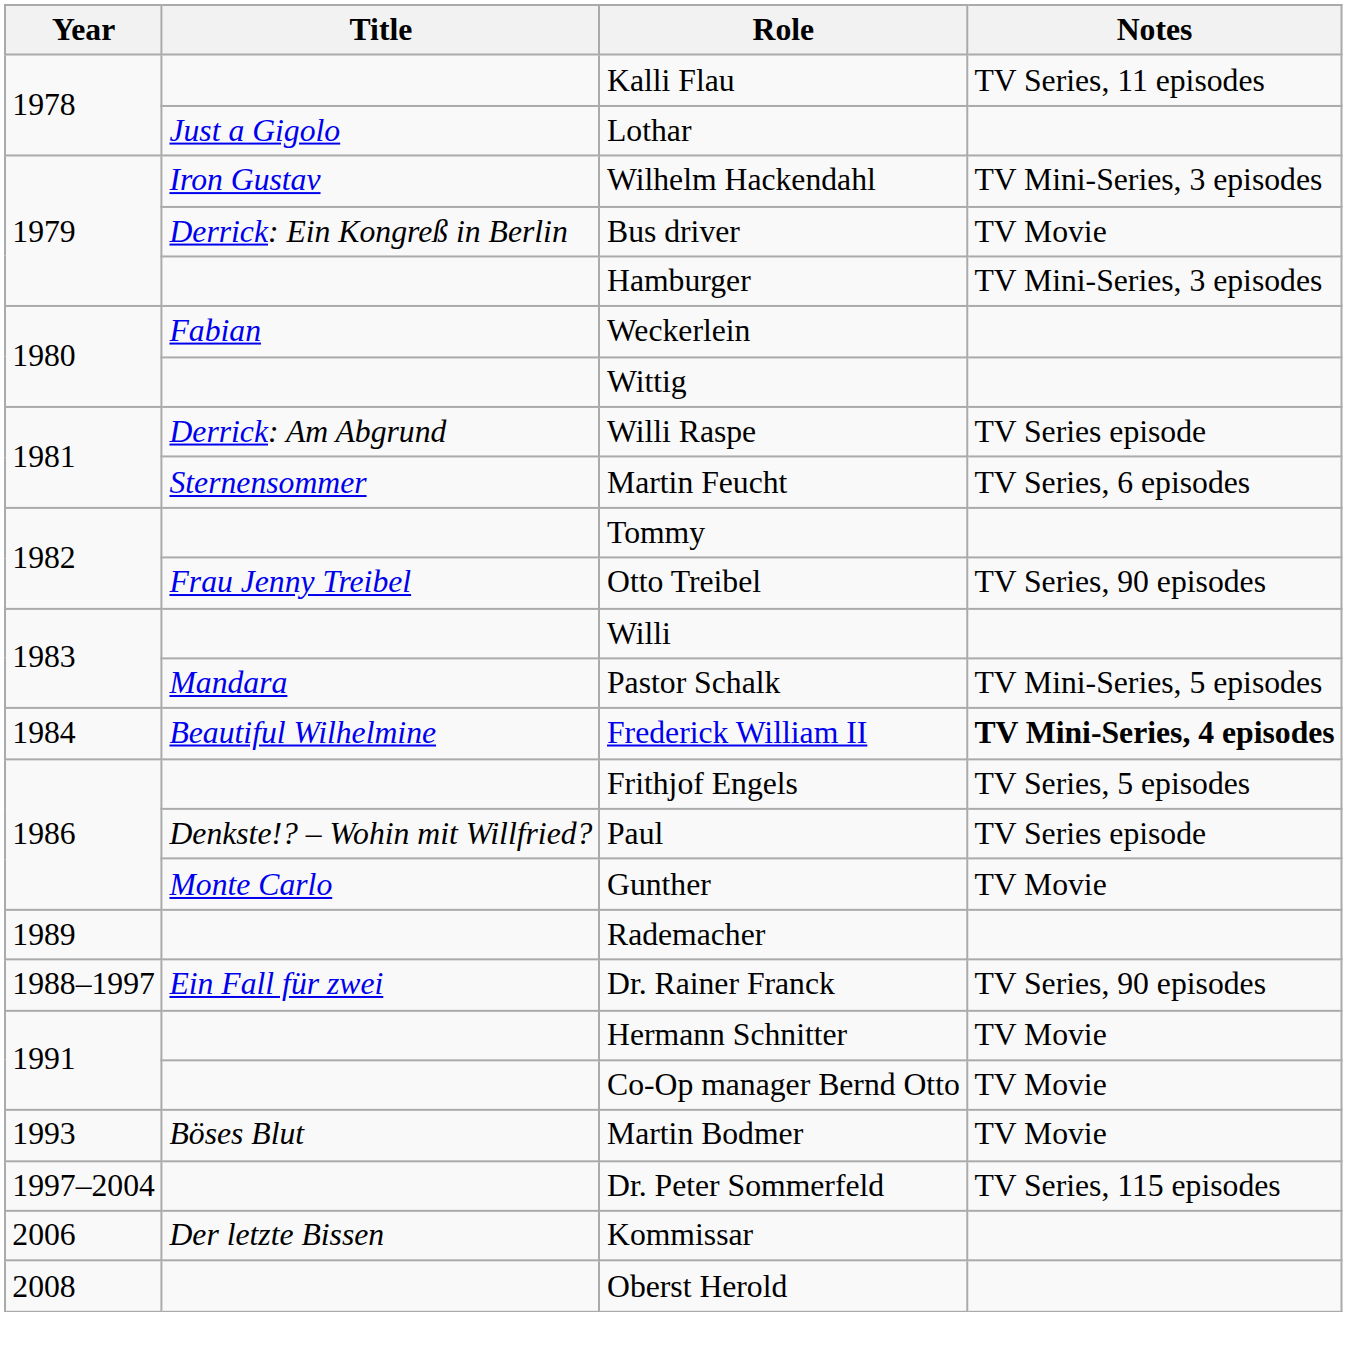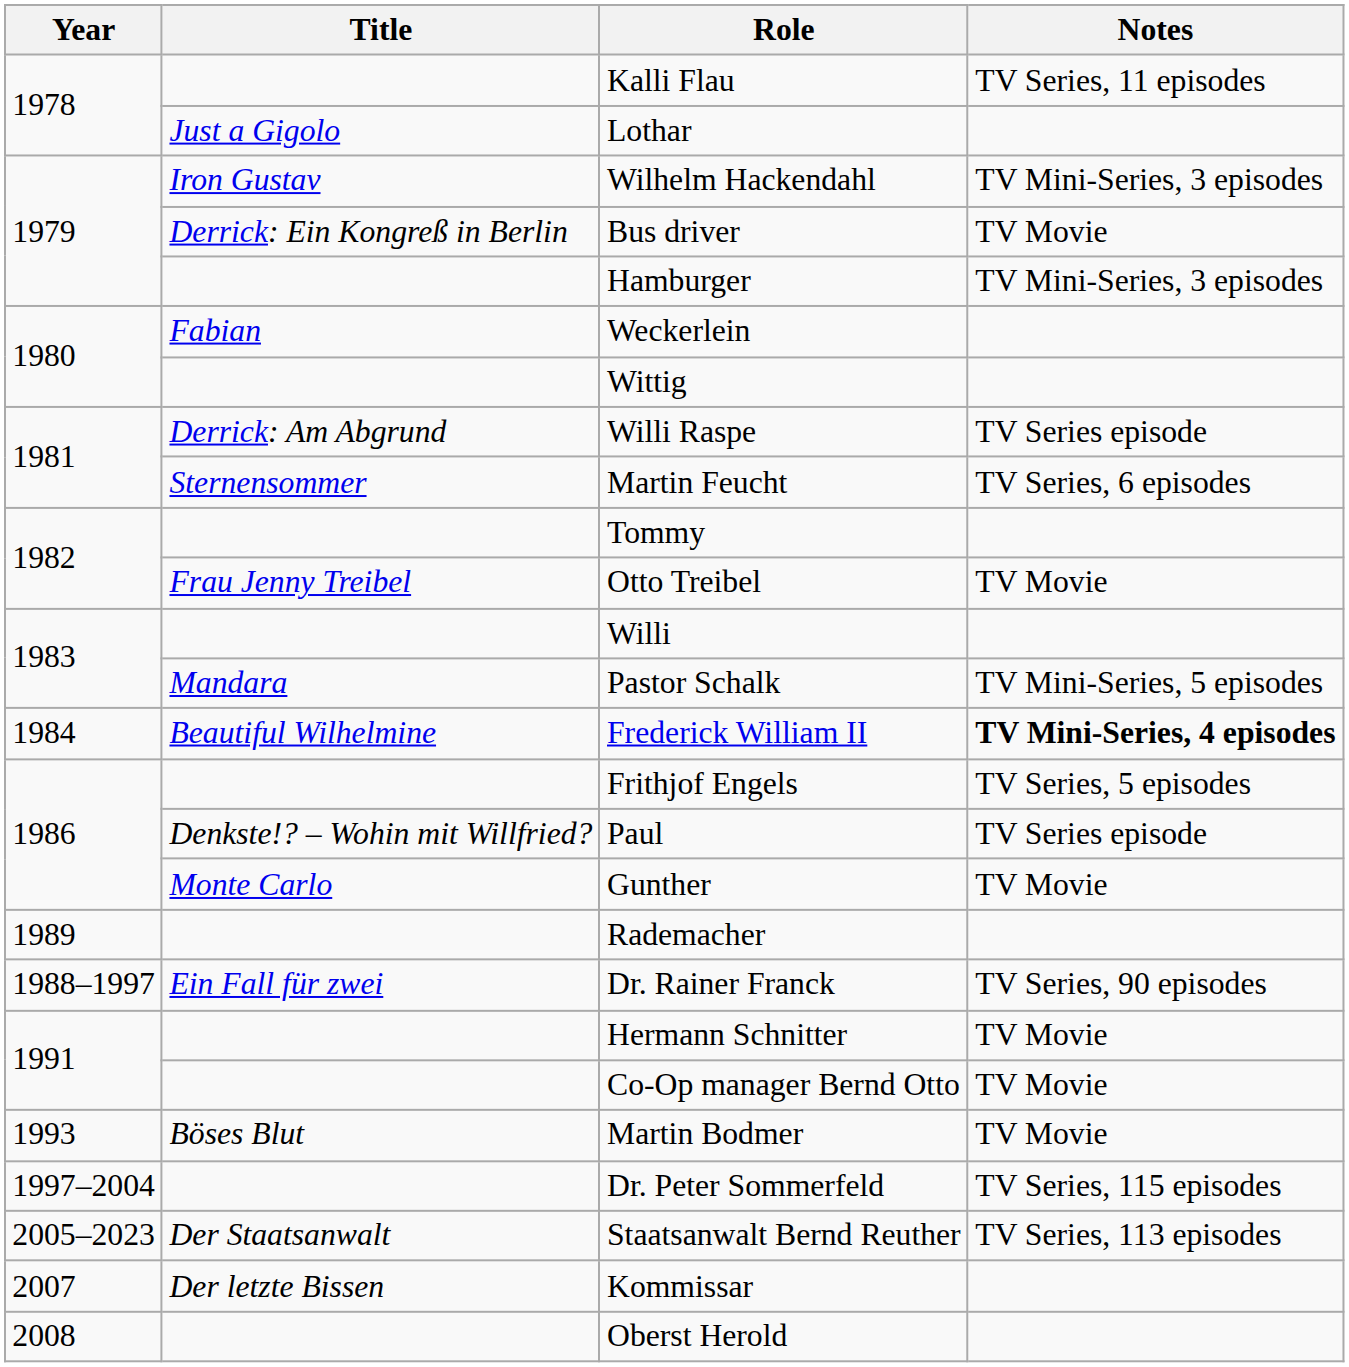(1120, 582) TV Series, 90 episodes -> (1041, 582) TV Movie
+ row: (784, 1235)
(44, 1235) 2006 -> (44, 1285) 2007
